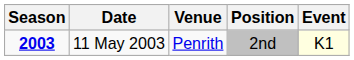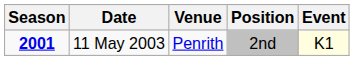(37, 43) 2003 -> (37, 43) 2001
